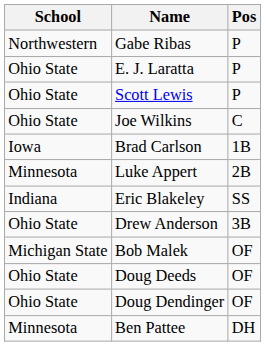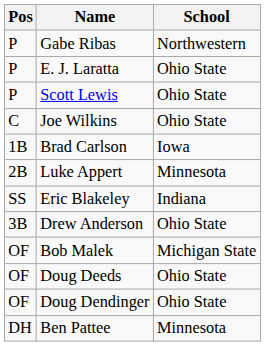columns swapped: (244, 17) <-> (58, 17)
